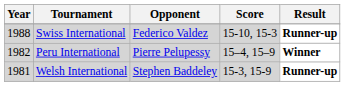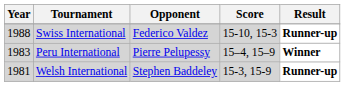(19, 52) 1982 -> (19, 52) 1983
